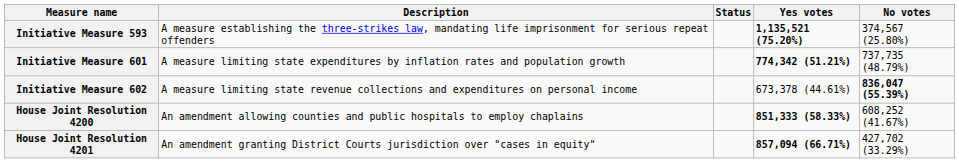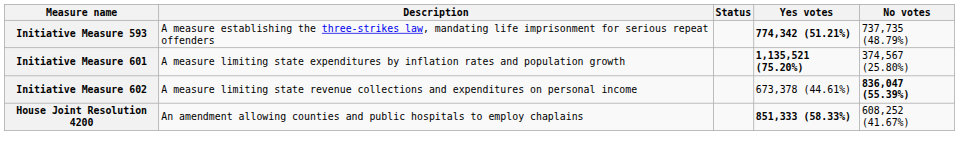(783, 34) 1,135,521 (75.20%) -> (803, 34) 774,342 (51.21%)
(886, 34) 374,567 (25.80%) -> (886, 34) 737,735 (48.79%)
(803, 62) 774,342 (51.21%) -> (783, 62) 1,135,521 (75.20%)
(886, 62) 737,735 (48.79%) -> (886, 62) 374,567 (25.80%)
- row: (82, 144)
